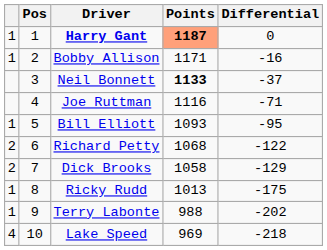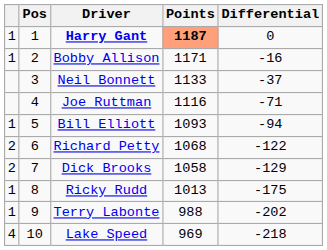(190, 82) bold -> (190, 82) normal
(270, 126) -95 -> (270, 126) -94
